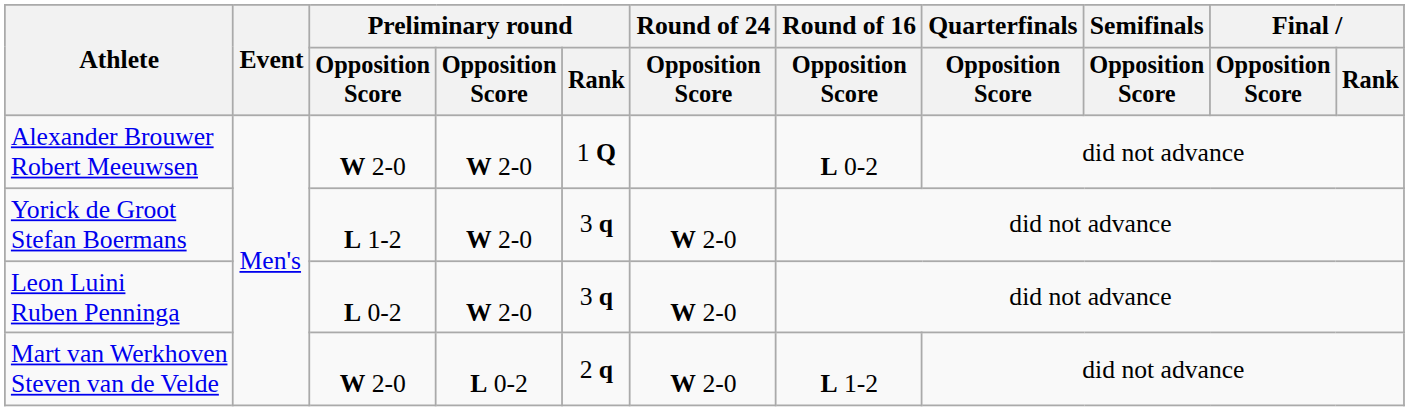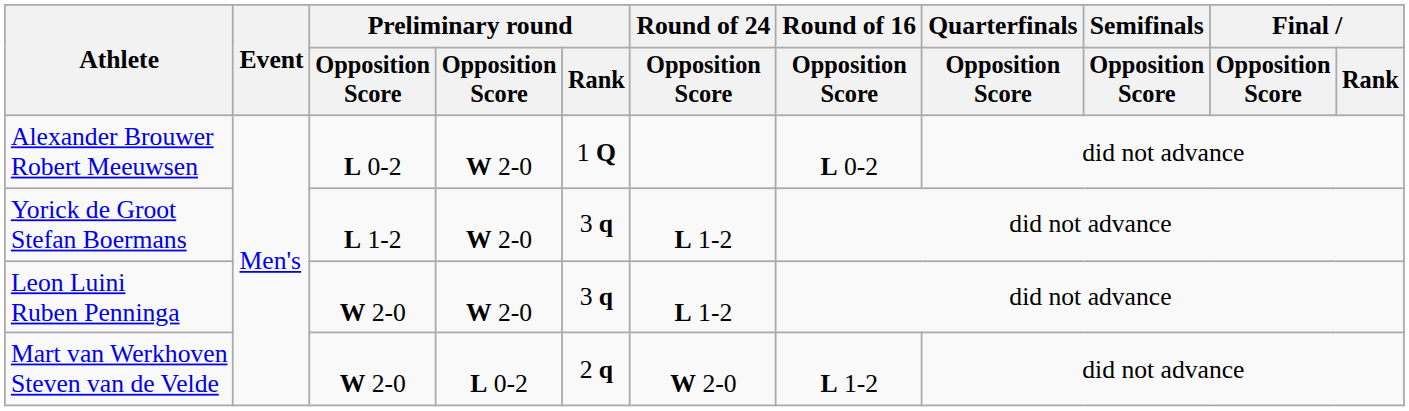(373, 167) W 2-0 -> (373, 167) L 0-2
(703, 239) W 2-0 -> (703, 239) L 1-2
(373, 312) L 0-2 -> (373, 312) W 2-0
(703, 312) W 2-0 -> (703, 312) L 1-2
